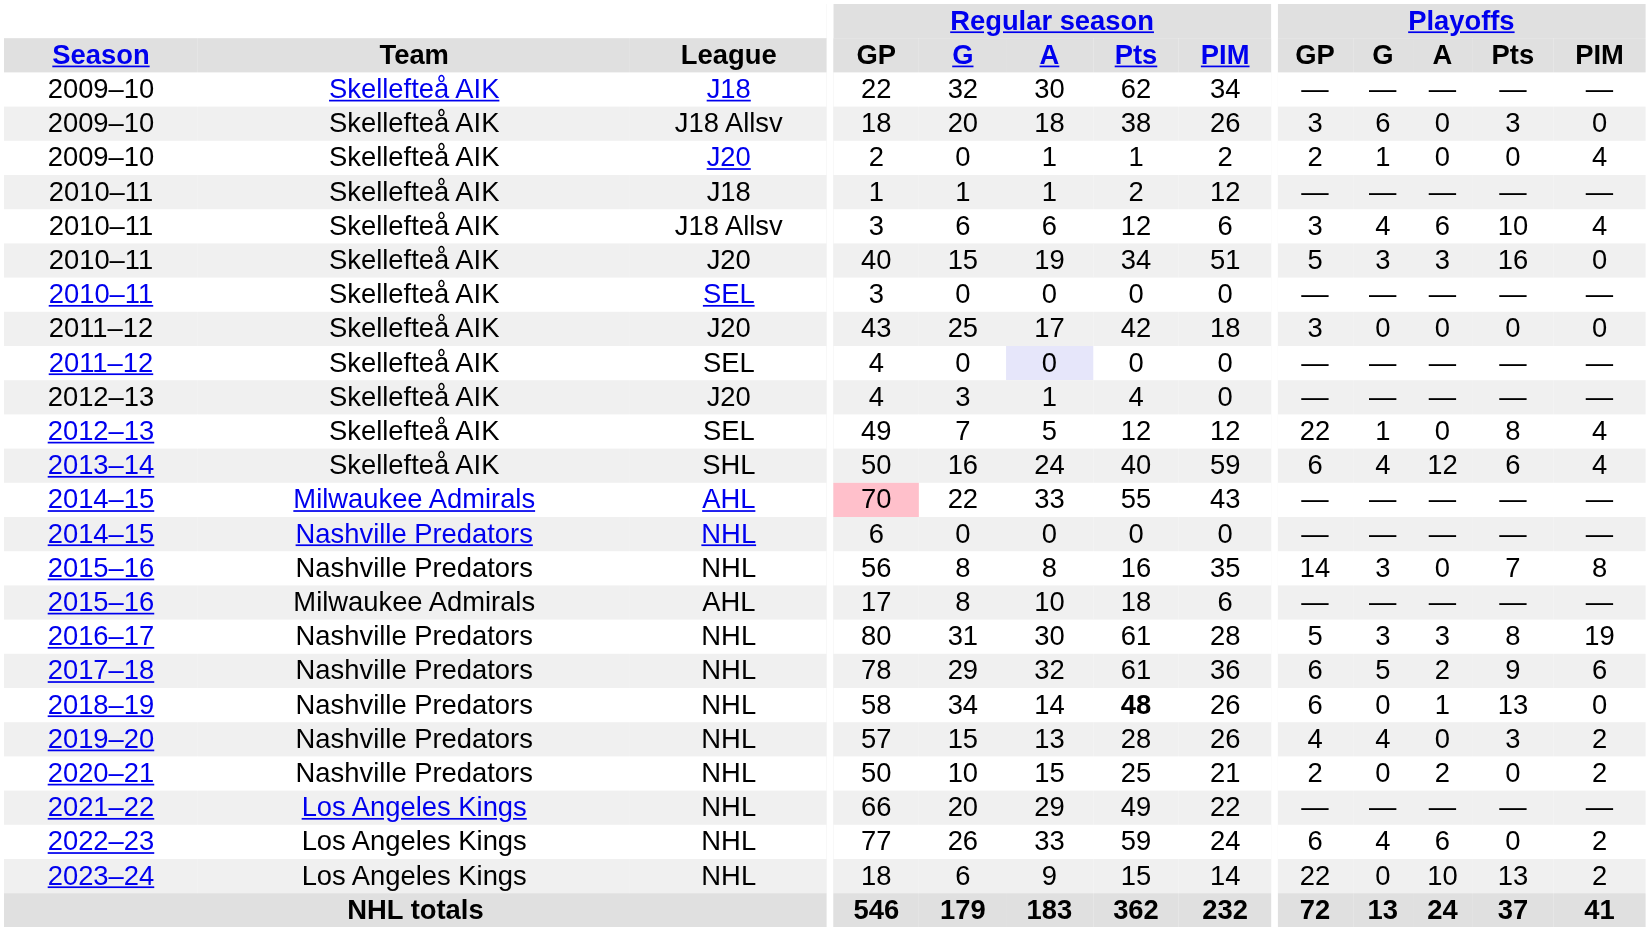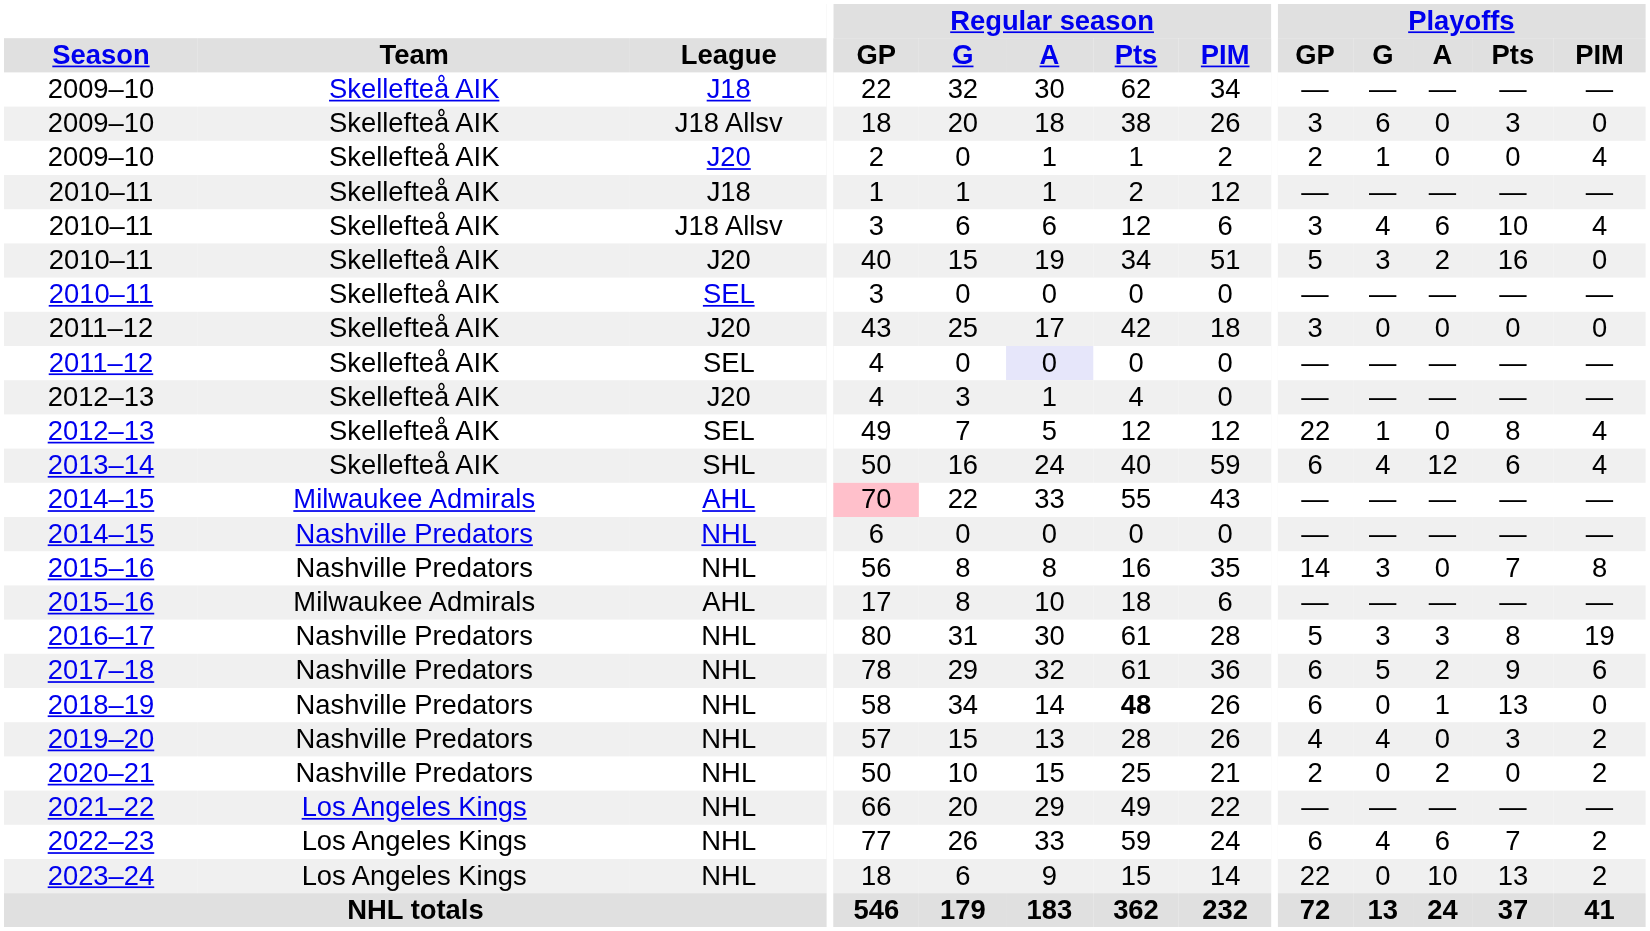(1442, 260) 3 -> (1442, 260) 2
(1513, 841) 0 -> (1513, 841) 7
